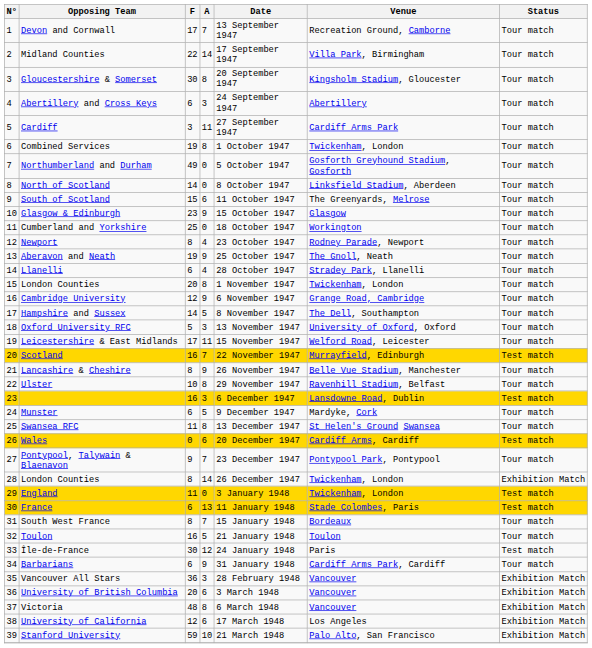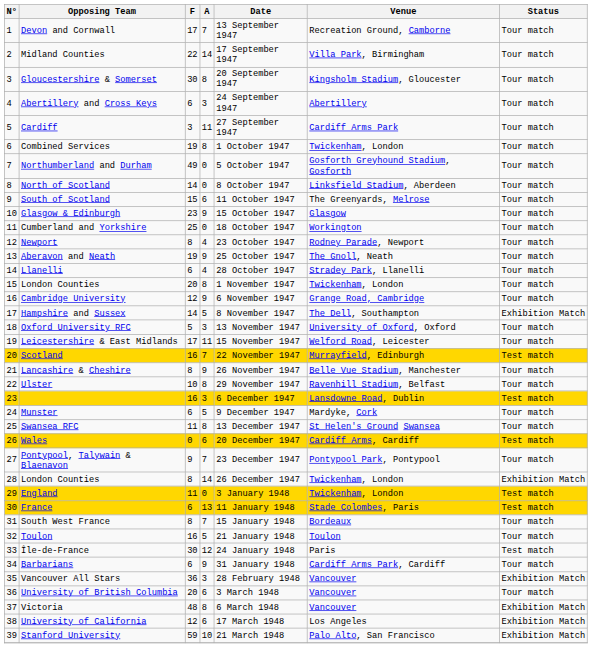(528, 313) Tour match -> (543, 313) Exhibition Match
(543, 593) Exhibition Match -> (528, 593) Tour match
